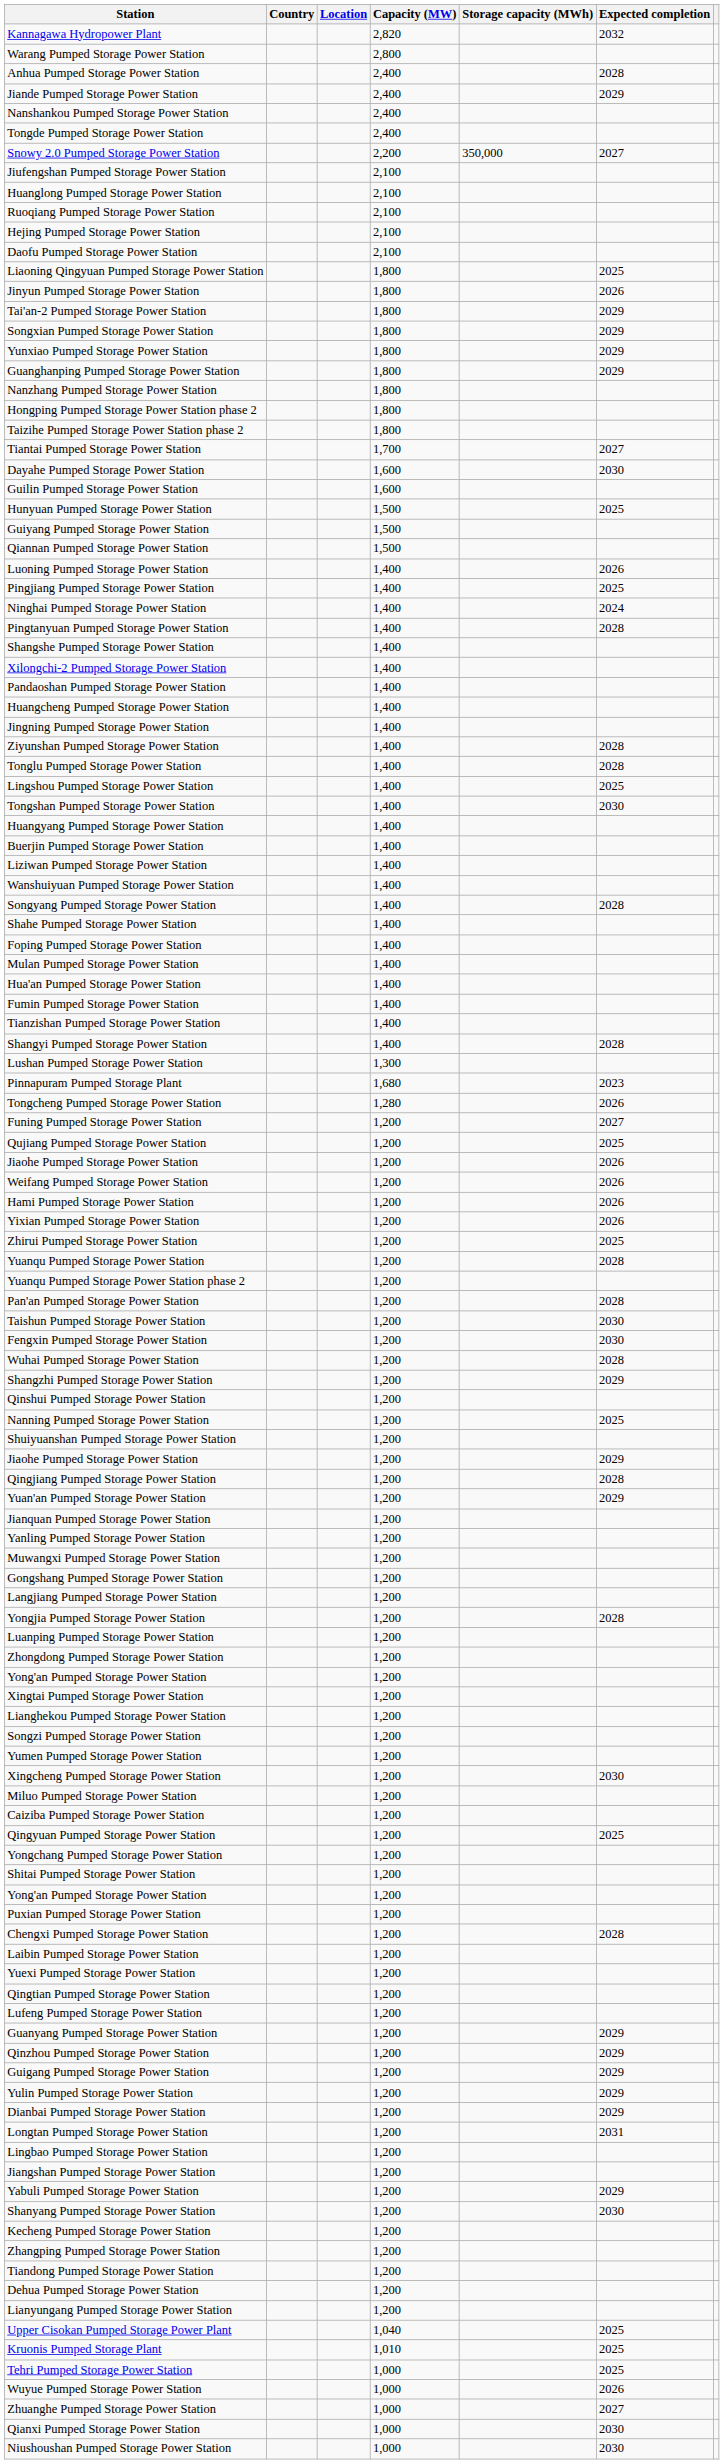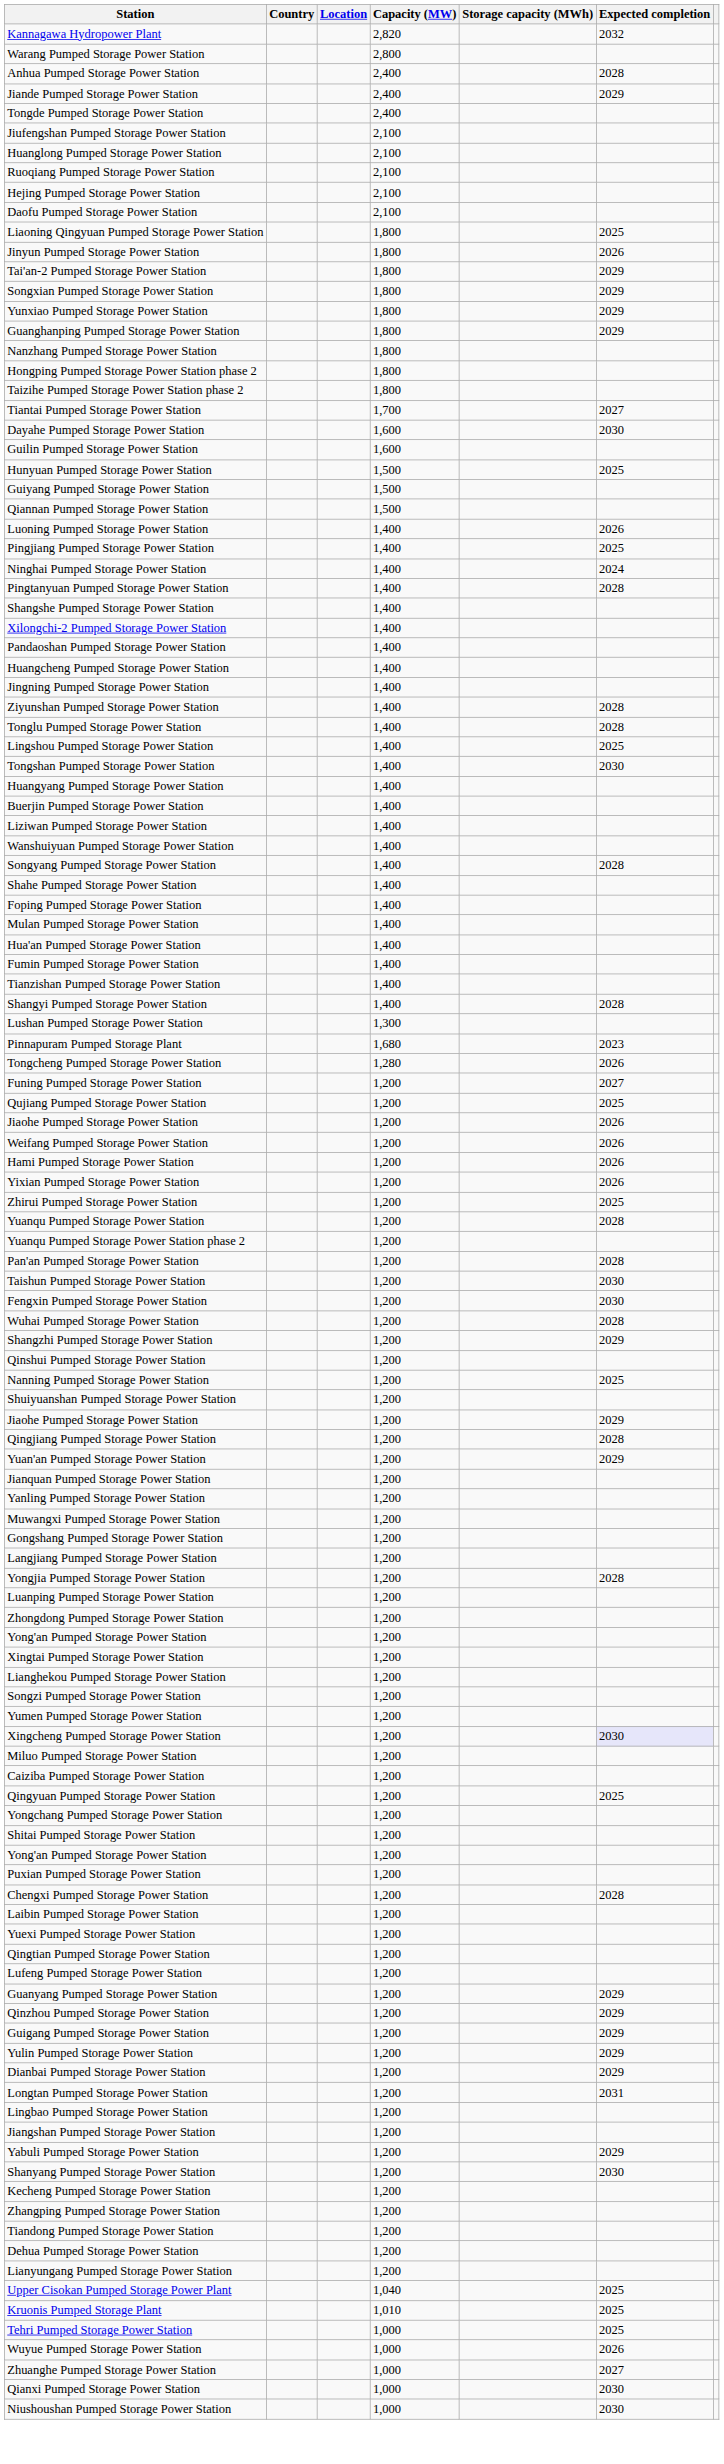- row: (118, 113)
- row: (113, 152)
(611, 1775) no background -> (611, 1736) lavender background
